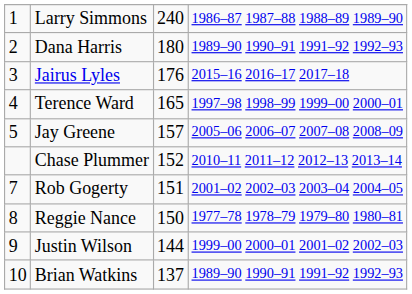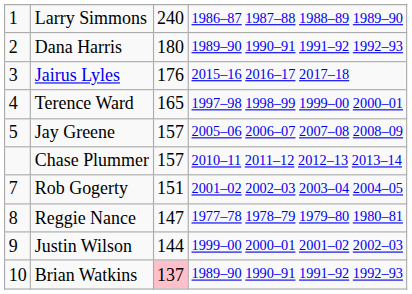(171, 160) 152 -> (171, 160) 157
(171, 217) 150 -> (171, 217) 147
(171, 274) no background -> (171, 274) pink background
